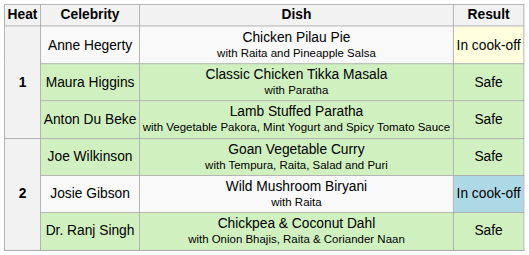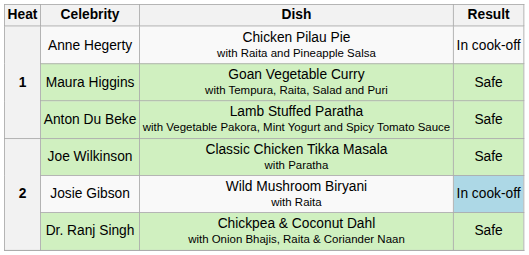(489, 44) lightyellow background -> (489, 44) no background
(296, 82) Classic Chicken Tikka Masala with Paratha -> (296, 82) Goan Vegetable Curry with Tempura, Raita, Salad and Puri
(296, 156) Goan Vegetable Curry with Tempura, Raita, Salad and Puri -> (296, 156) Classic Chicken Tikka Masala with Paratha
